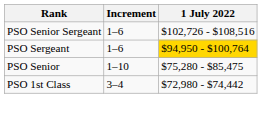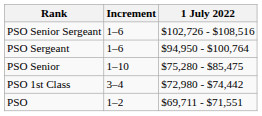(205, 48) gold background -> (205, 48) no background
+ row: (17, 102)
